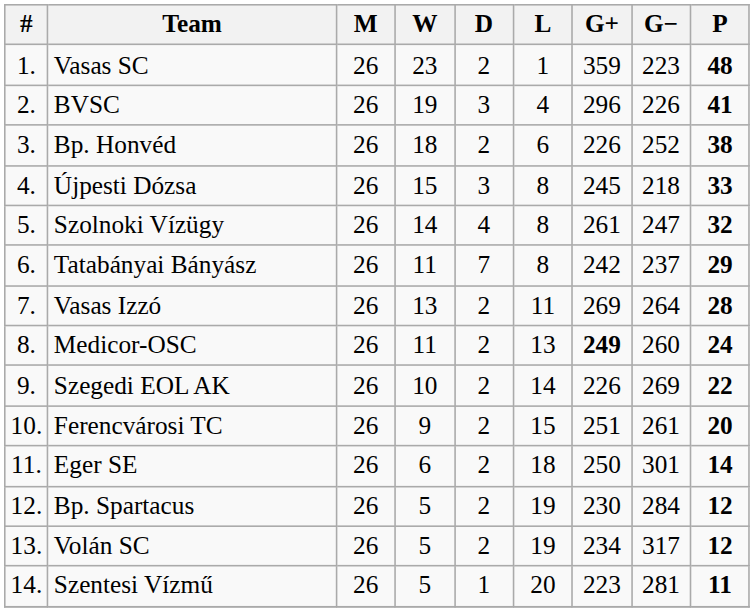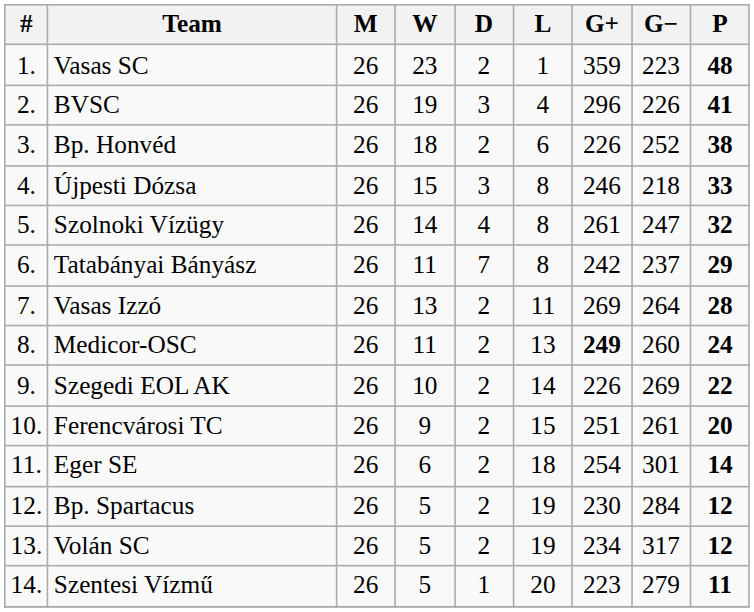(602, 184) 245 -> (602, 184) 246
(602, 465) 250 -> (602, 465) 254
(661, 585) 281 -> (661, 585) 279
